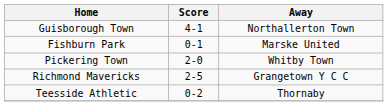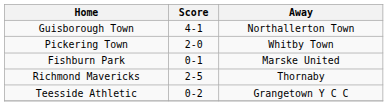rows swapped: (86, 61) <-> (86, 45)
(301, 77) Grangetown Y C C -> (301, 77) Thornaby
(301, 93) Thornaby -> (301, 93) Grangetown Y C C
